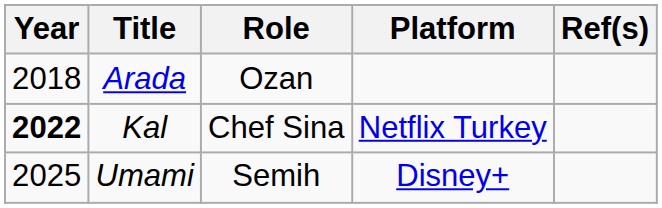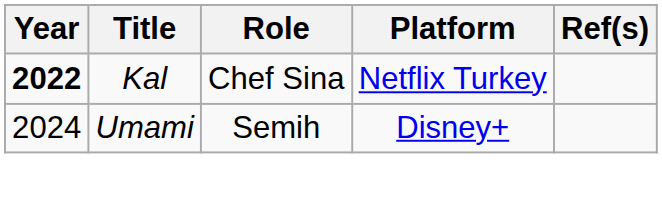- row: (145, 78)
(47, 176) 2025 -> (47, 127) 2024
